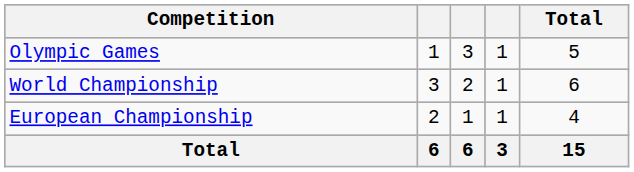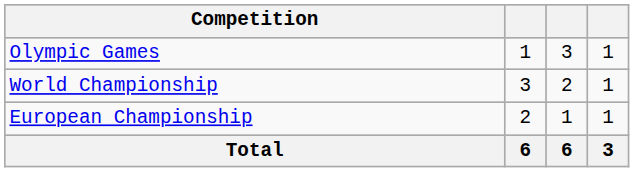- column: (574, 21)
